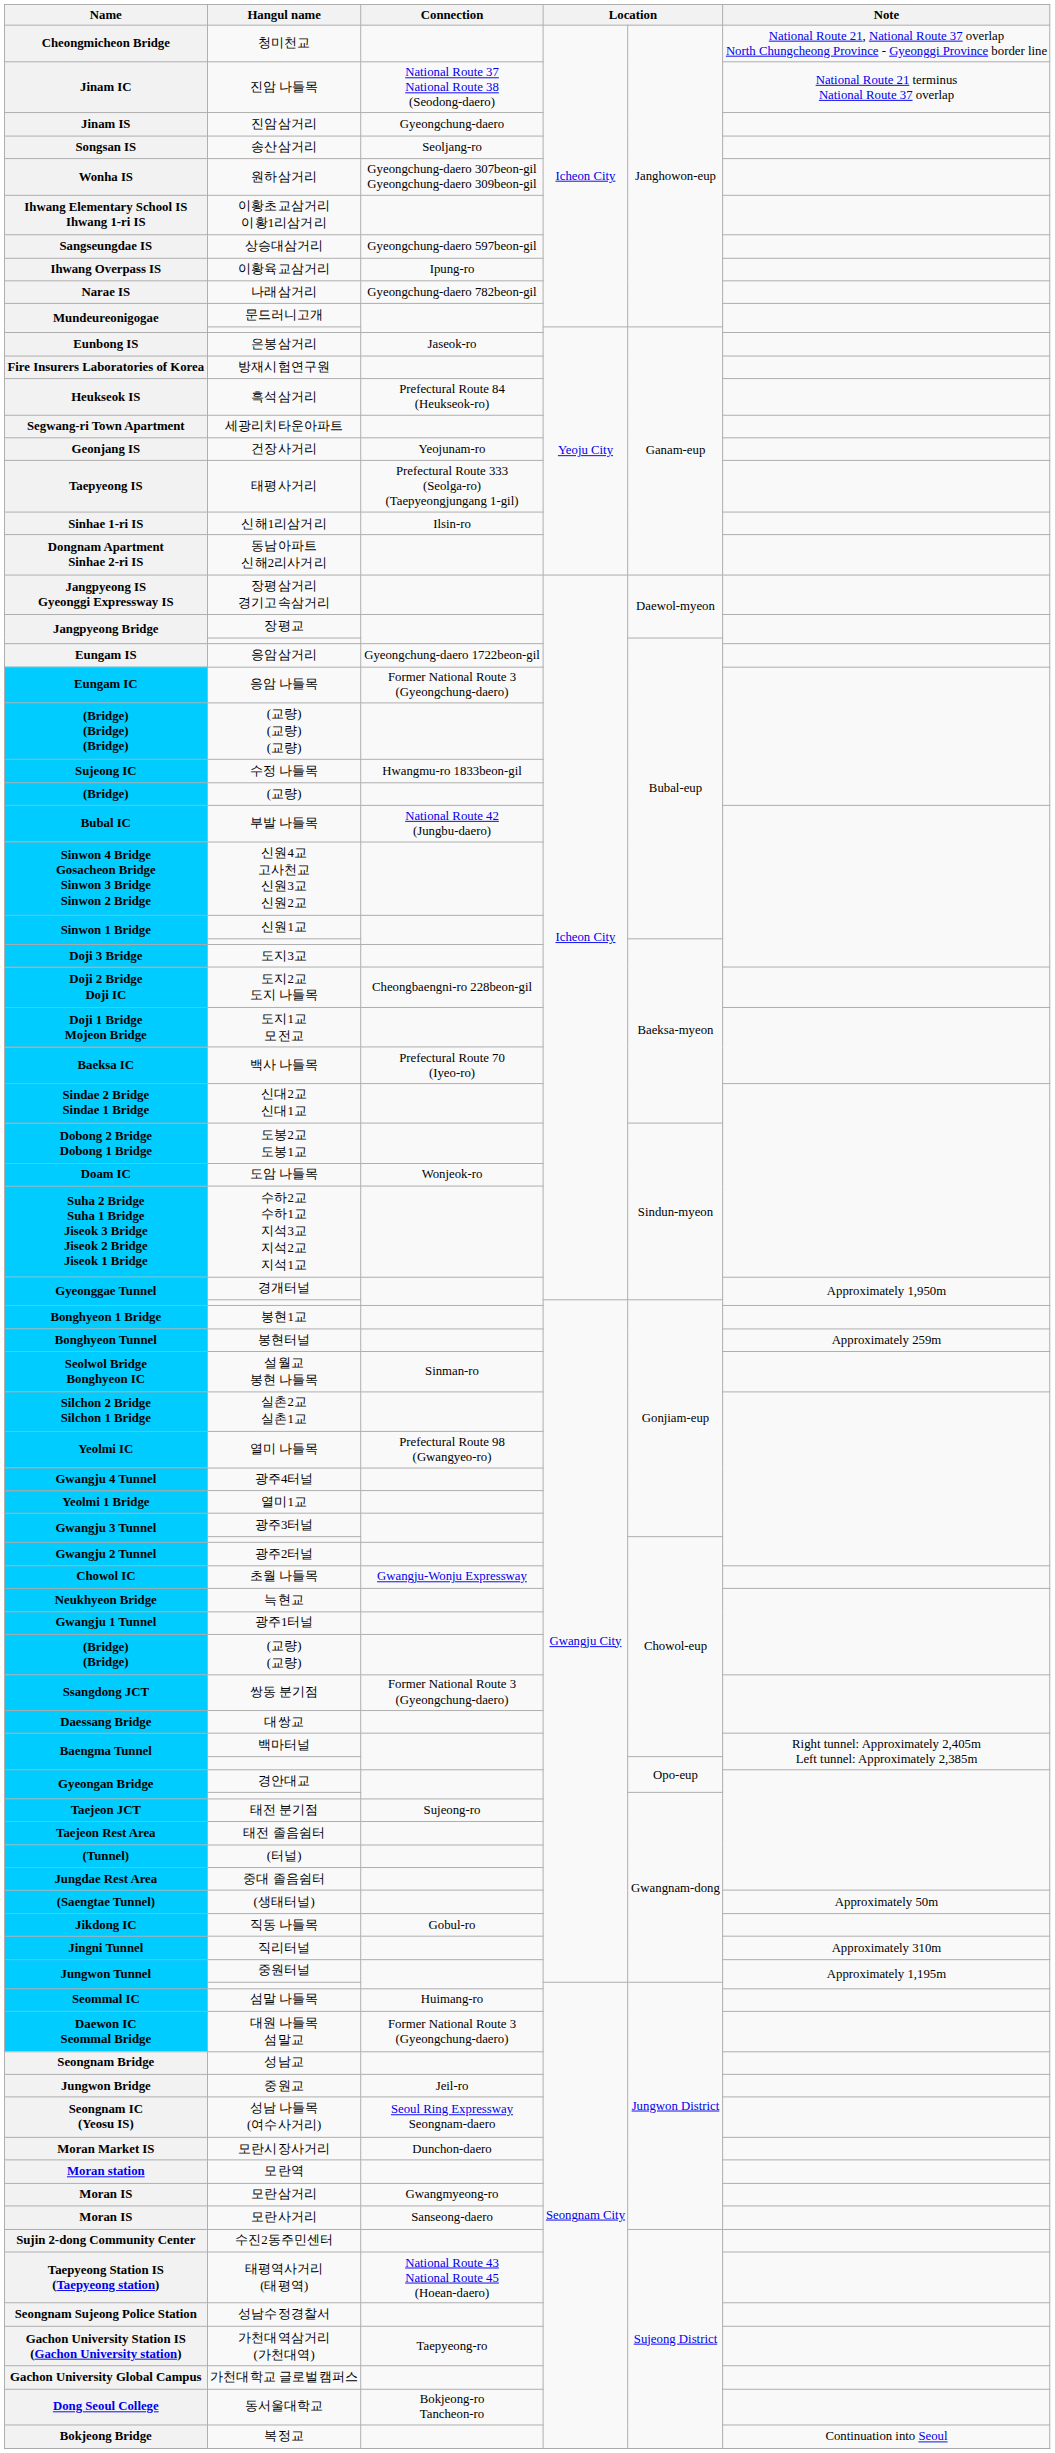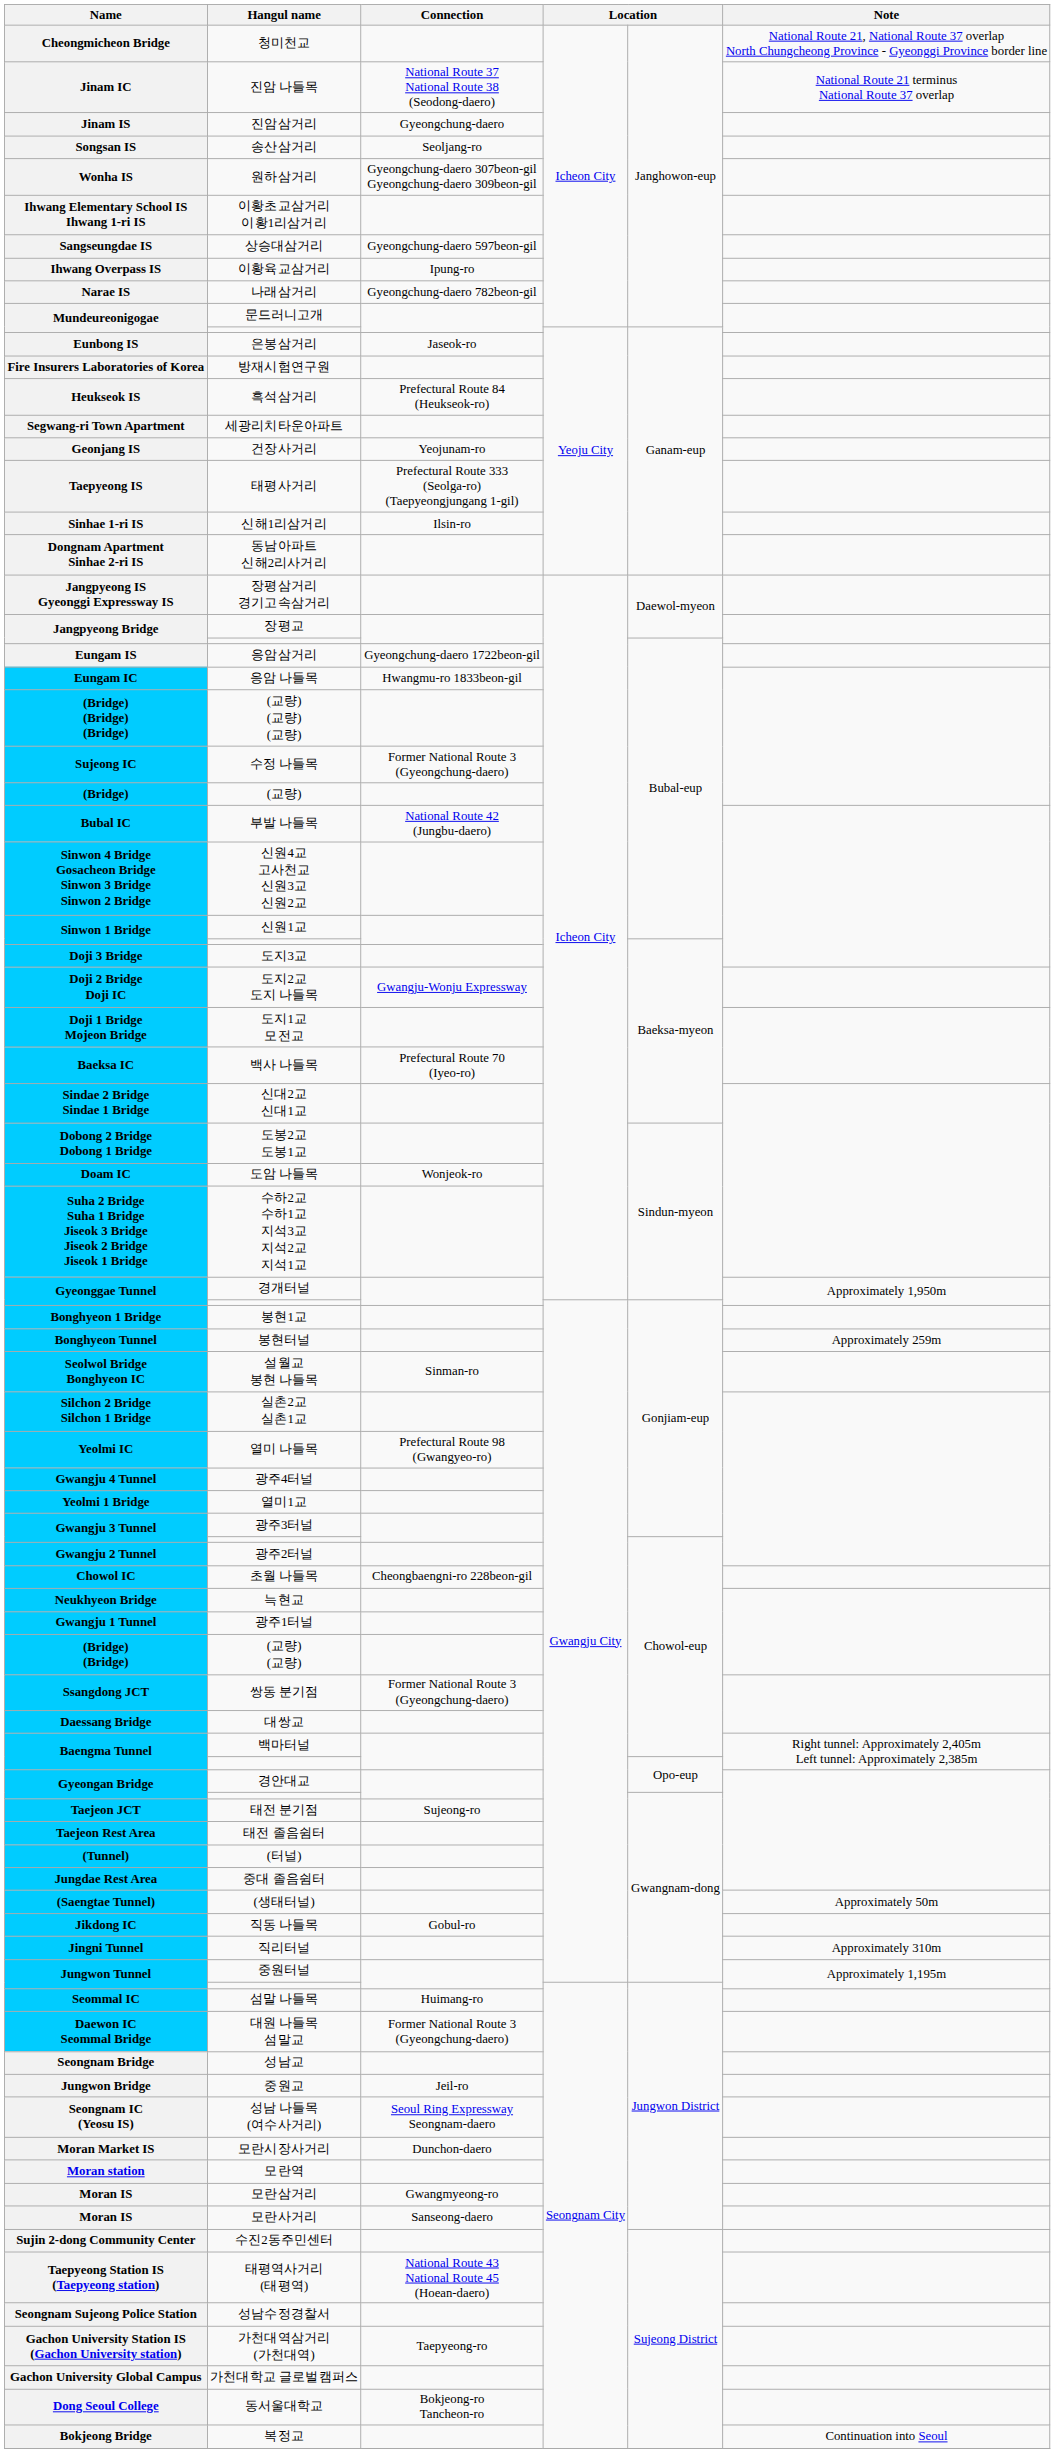(452, 684) Former National Route 3 (Gyeongchung-daero) -> (452, 677) Hwangmu-ro 1833beon-gil
(452, 770) Hwangmu-ro 1833beon-gil -> (452, 764) Former National Route 3 (Gyeongchung-daero)
(452, 987) Cheongbaengni-ro 228beon-gil -> (452, 987) Gwangju-Wonju Expressway
(452, 1576) Gwangju-Wonju Expressway -> (452, 1576) Cheongbaengni-ro 228beon-gil
